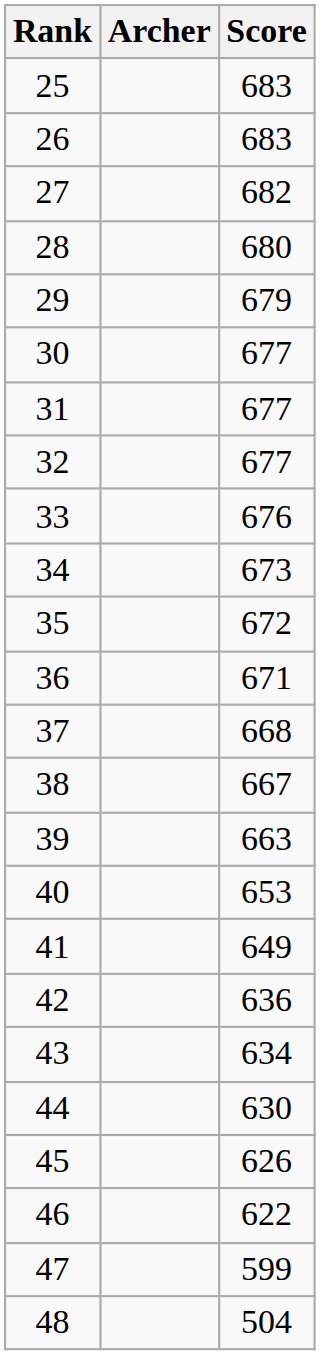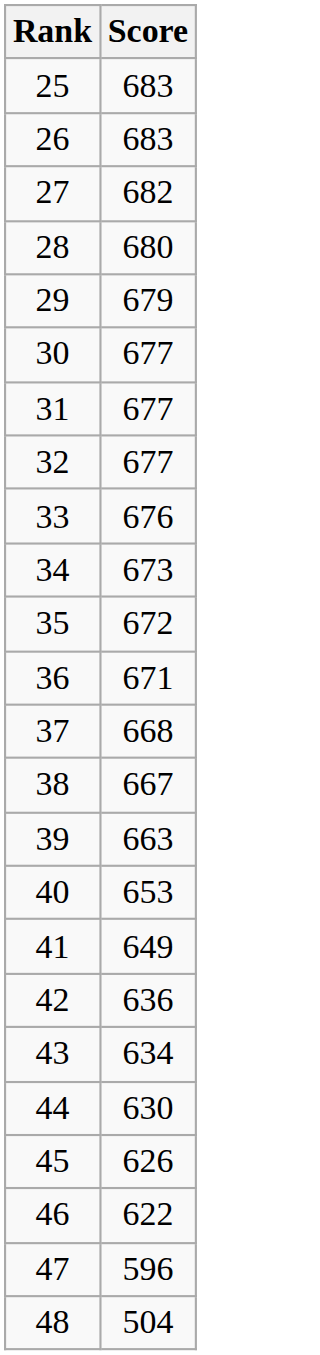- column: (159, 31)
(267, 1268) 599 -> (148, 1268) 596
